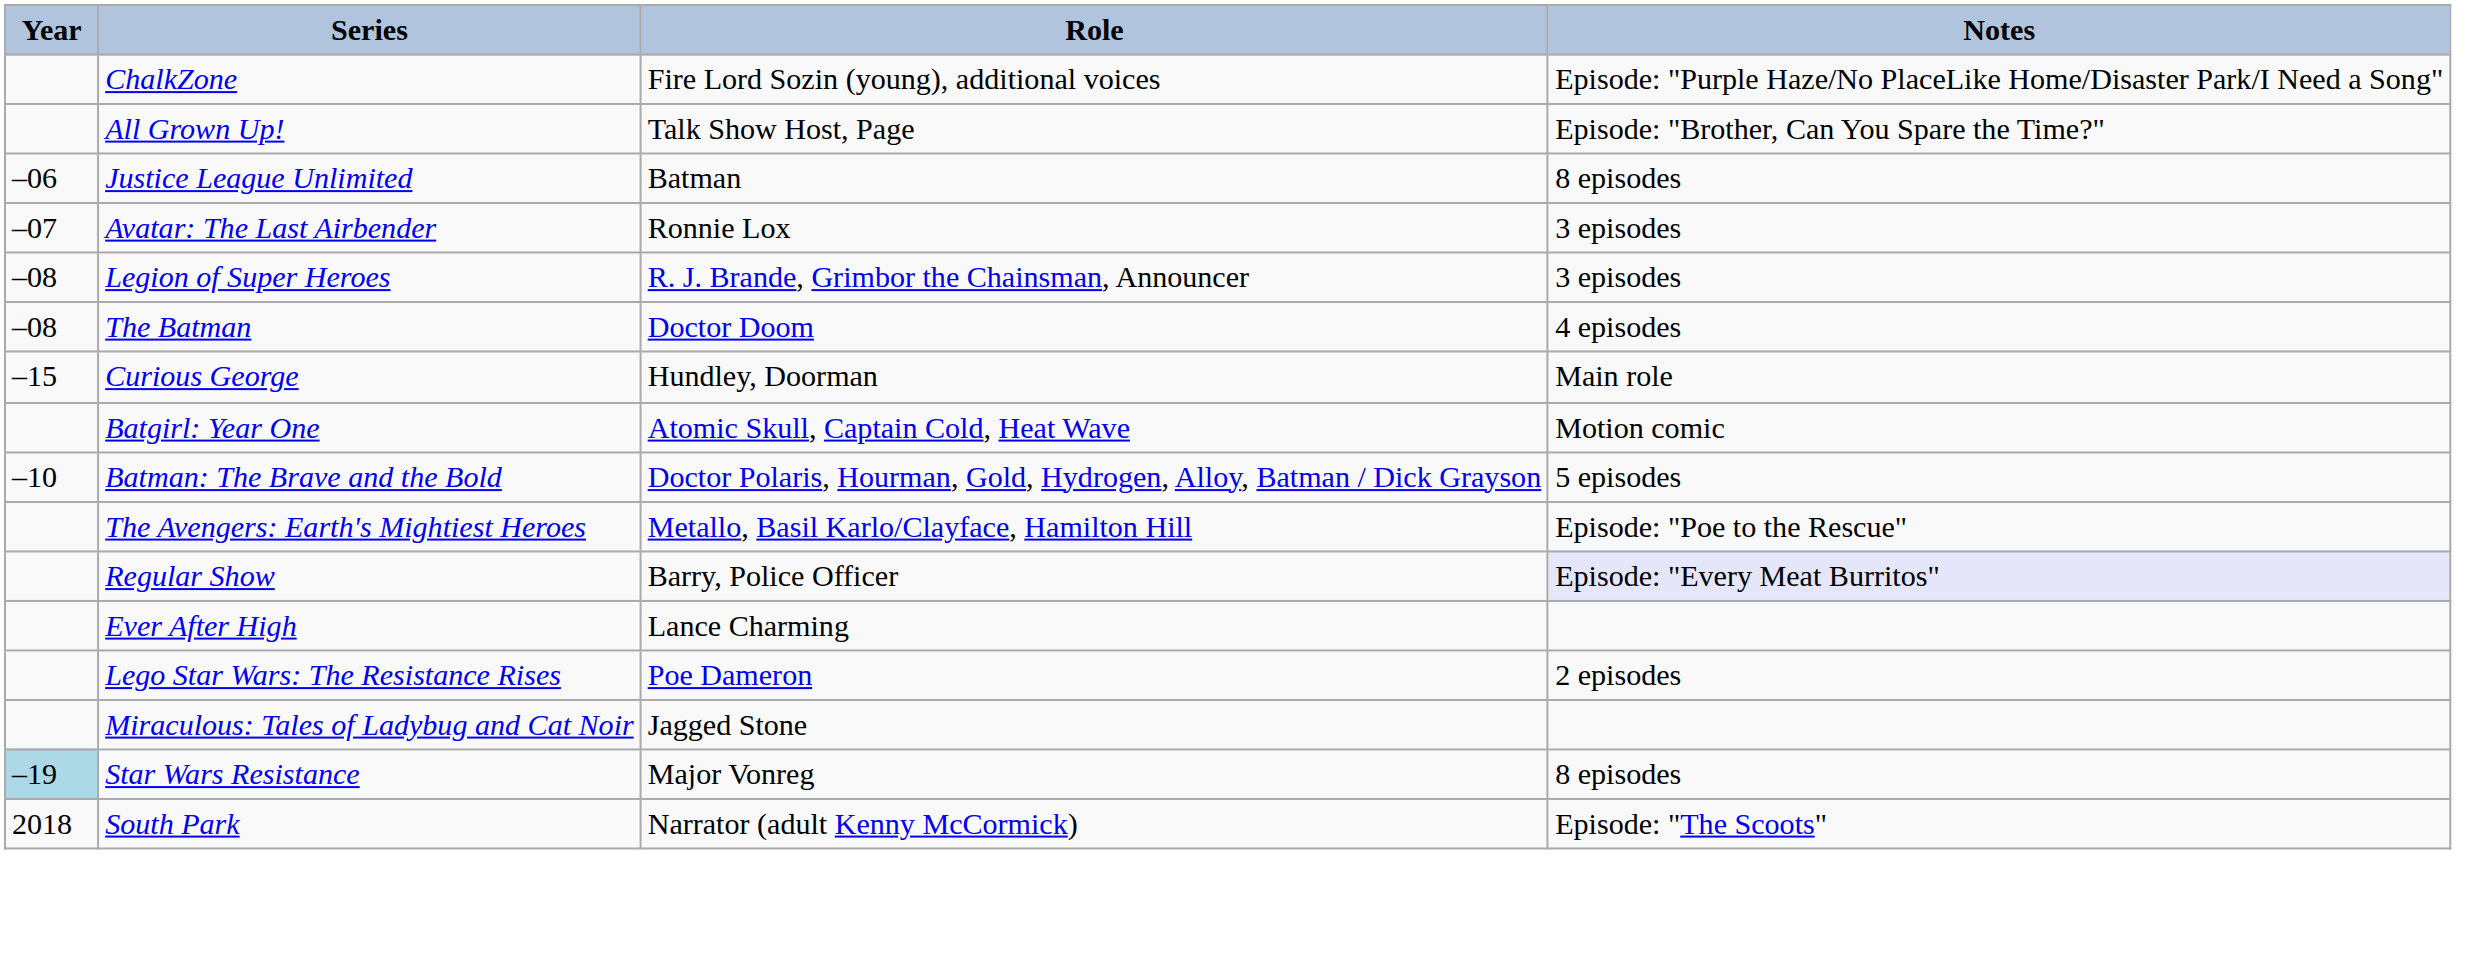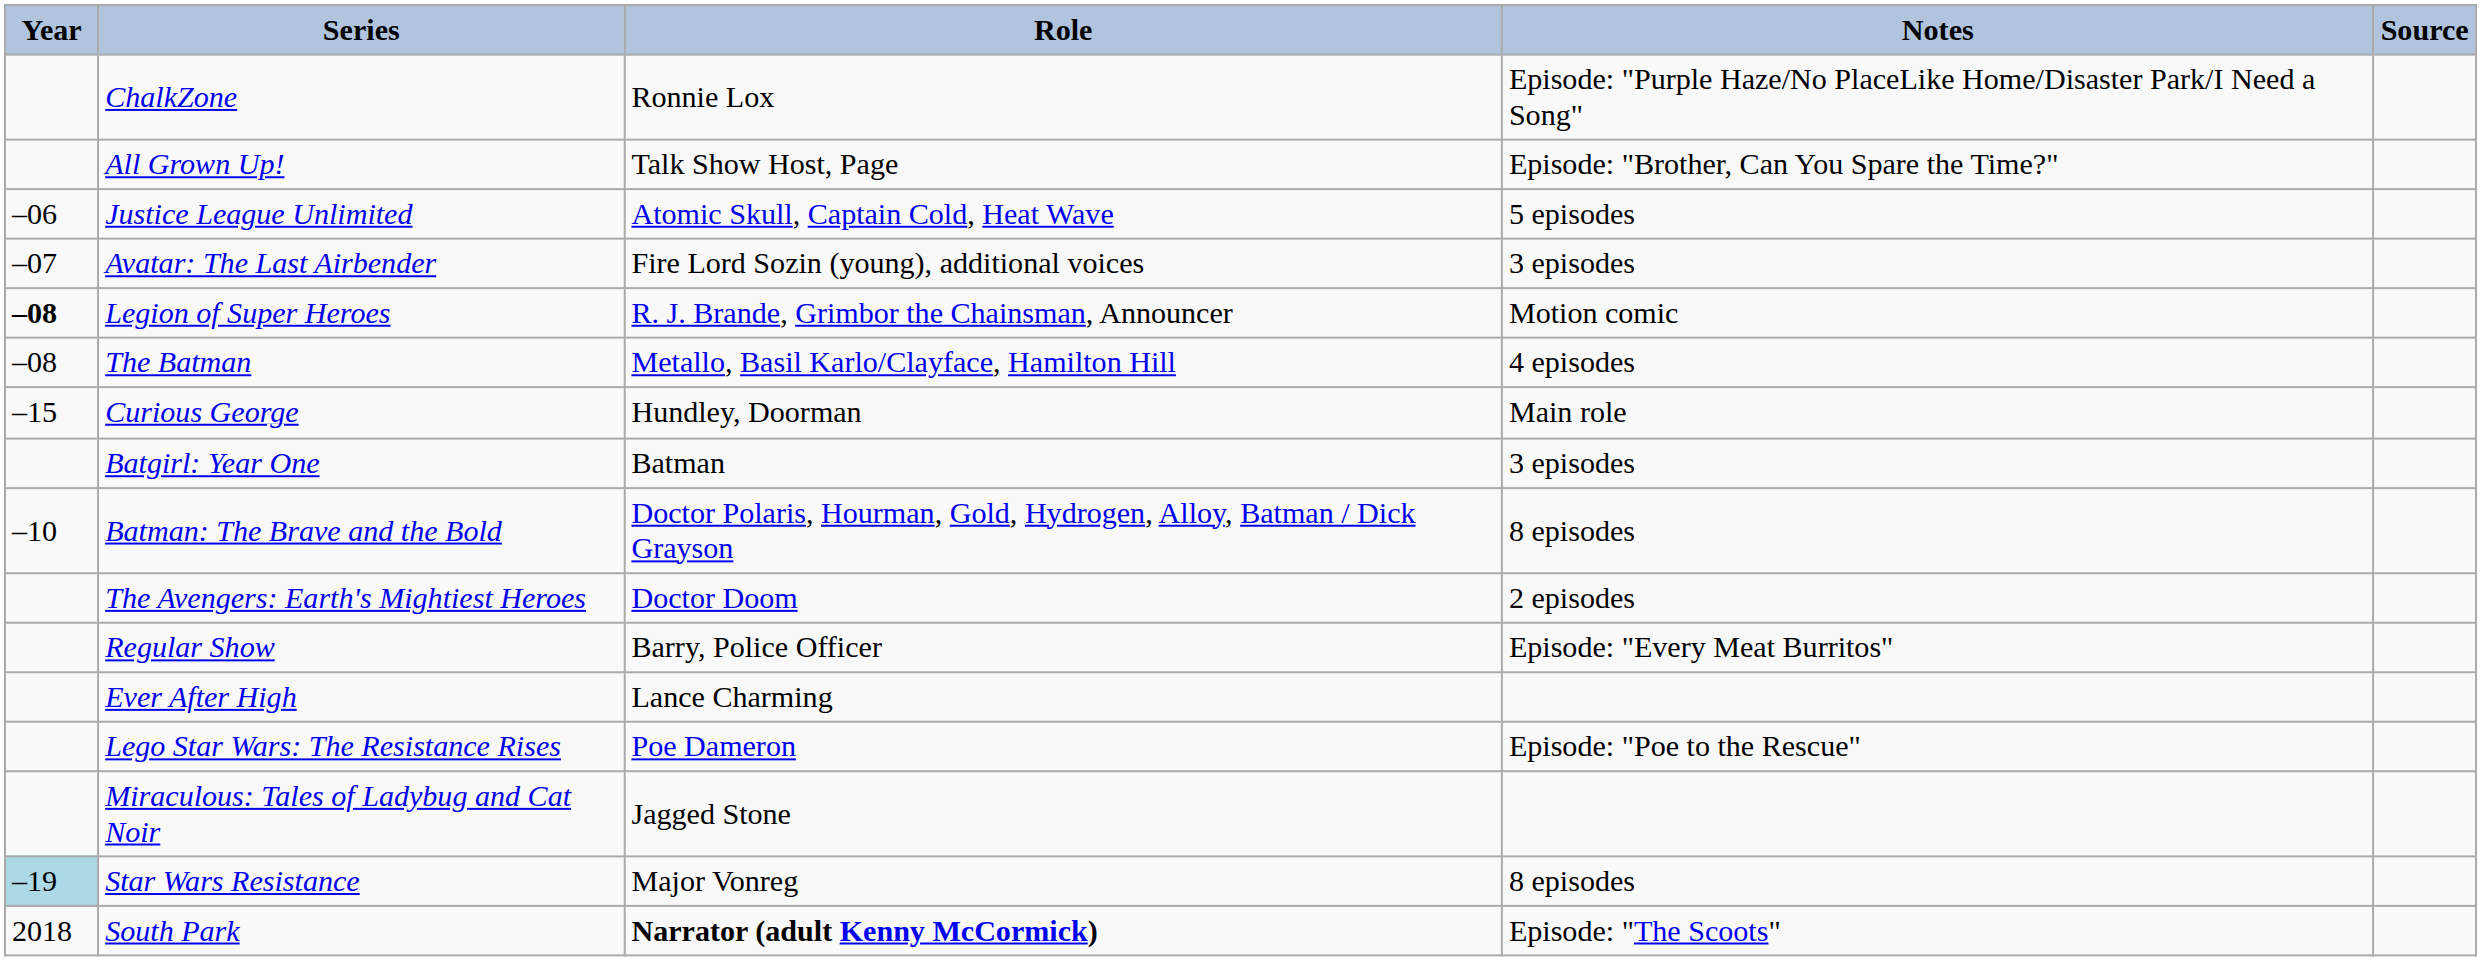+ column: (2425, 29)
(904, 79) Fire Lord Sozin (young), additional voices -> (703, 96) Ronnie Lox
(694, 178) Batman -> (873, 214) Atomic Skull, Captain Cold, Heat Wave
(1618, 178) 8 episodes -> (1572, 214) 5 episodes
(719, 227) Ronnie Lox -> (888, 263) Fire Lord Sozin (young), additional voices
(35, 277) normal -> (35, 313) bold
(1618, 277) 3 episodes -> (1594, 313) Motion comic
(731, 327) Doctor Doom -> (904, 362) Metallo, Basil Karlo/Clayface, Hamilton Hill
(889, 426) Atomic Skull, Captain Cold, Heat Wave -> (678, 462) Batman
(1640, 426) Motion comic -> (1572, 462) 3 episodes
(1618, 476) 5 episodes -> (1572, 529) 8 episodes
(920, 525) Metallo, Basil Karlo/Clayface, Hamilton Hill -> (715, 597) Doctor Doom
(1731, 525) Episode: "Poe to the Rescue" -> (1572, 597) 2 episodes
(1747, 575) lavender background -> (1701, 646) no background
(1618, 674) 2 episodes -> (1685, 745) Episode: "Poe to the Rescue"
(863, 823) normal -> (865, 930) bold
